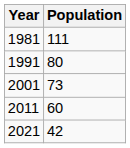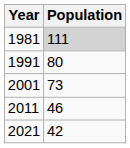(58, 39) no background -> (58, 39) lightgrey background
(55, 108) 60 -> (55, 108) 46
